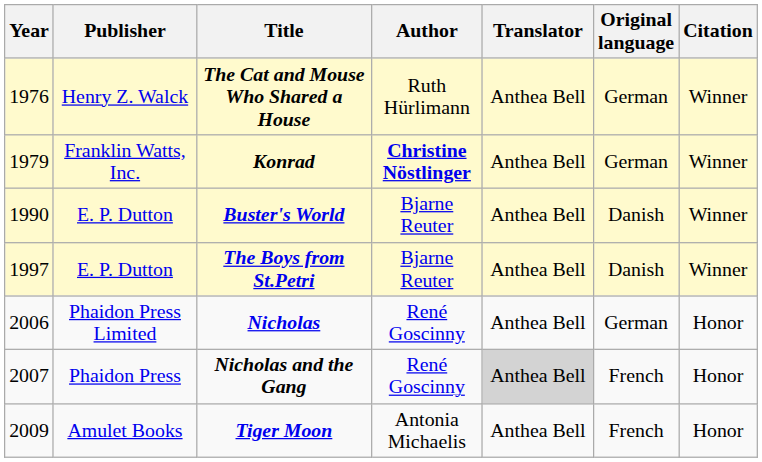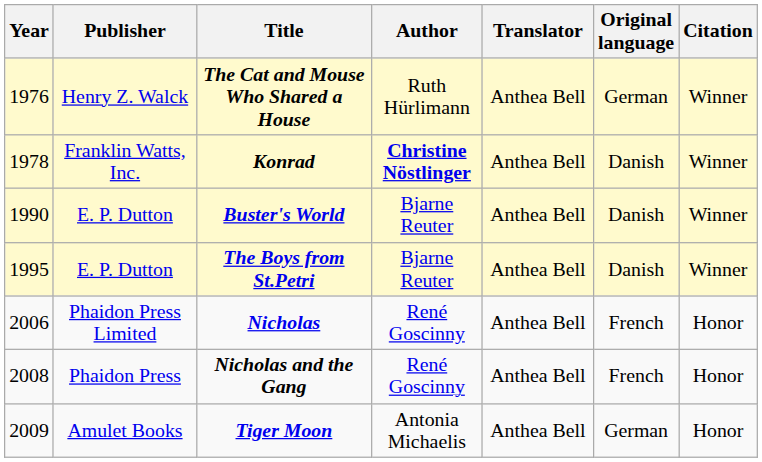(29, 161) 1979 -> (29, 161) 1978
(636, 161) German -> (636, 161) Danish
(29, 268) 1997 -> (29, 268) 1995
(636, 322) German -> (636, 322) French
(29, 376) 2007 -> (29, 376) 2008
(538, 376) lightgrey background -> (538, 376) no background
(636, 430) French -> (636, 430) German
